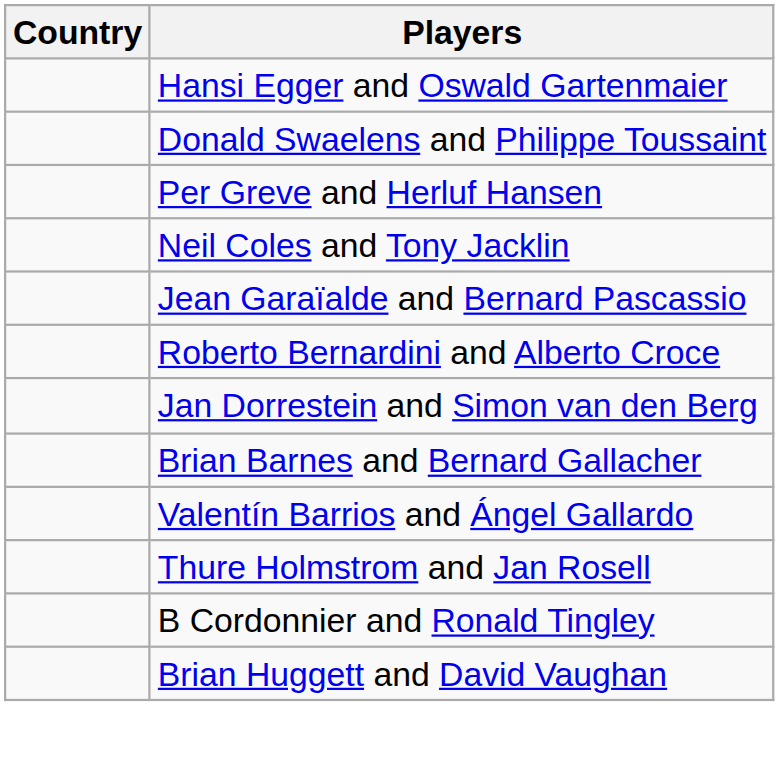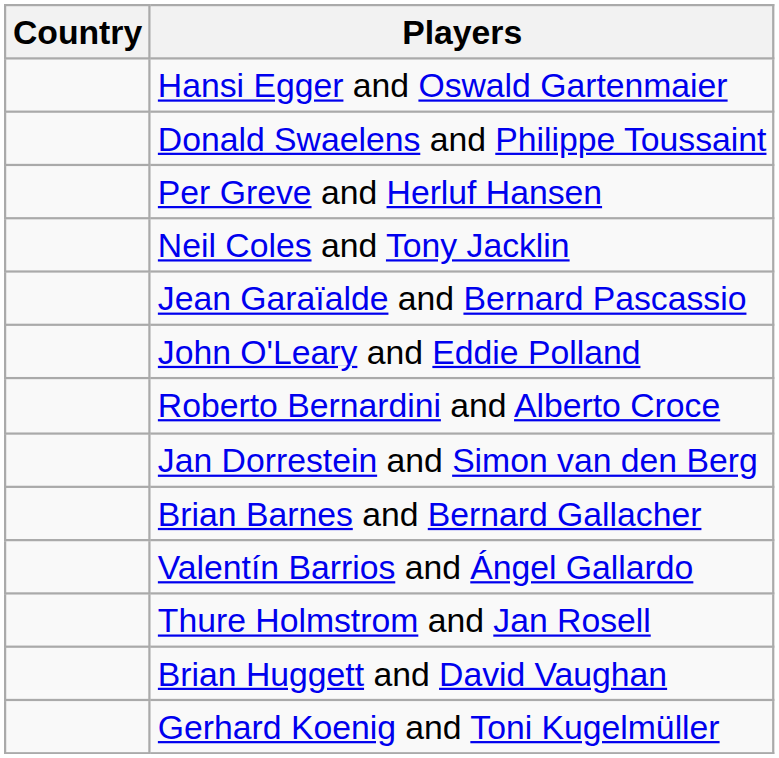+ row: (399, 353)
- row: (406, 620)
+ row: (439, 726)
